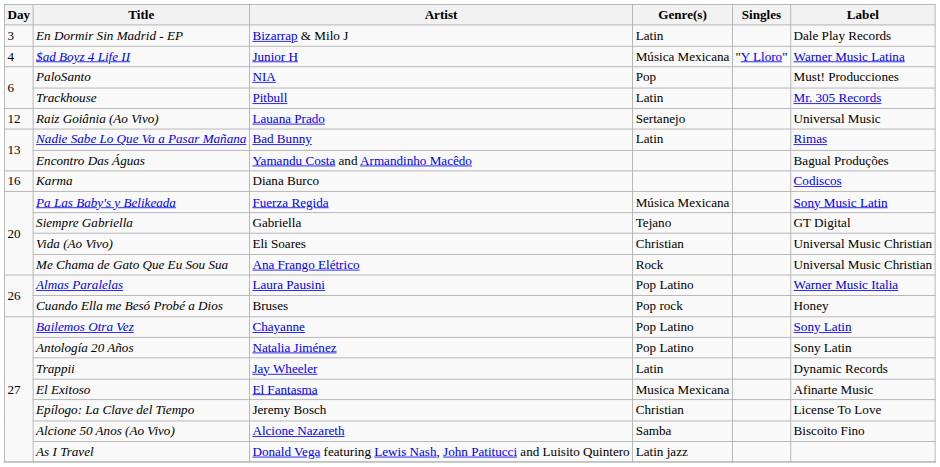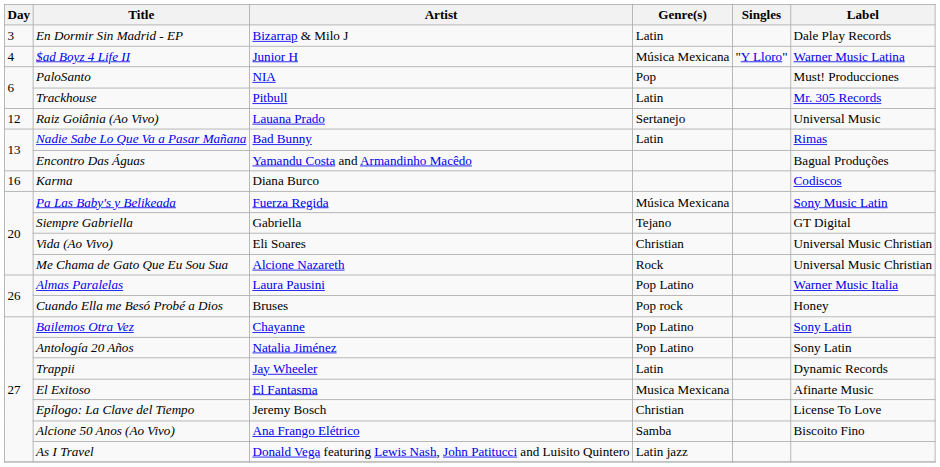(306, 264) Ana Frango Elétrico -> (298, 264) Alcione Nazareth
(298, 431) Alcione Nazareth -> (306, 431) Ana Frango Elétrico
